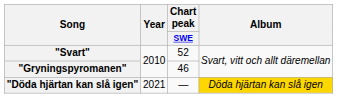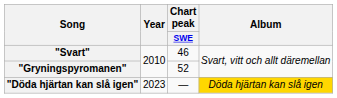(183, 53) 52 -> (183, 53) 46
(183, 69) 46 -> (183, 69) 52
(154, 85) 2021 -> (154, 85) 2023
